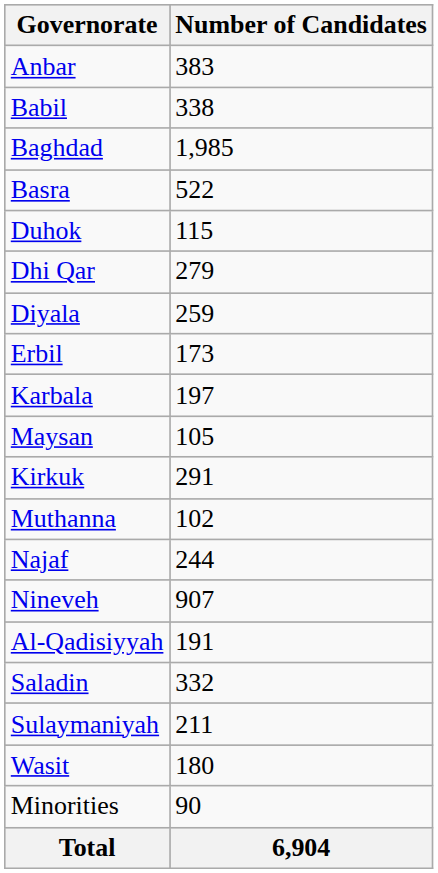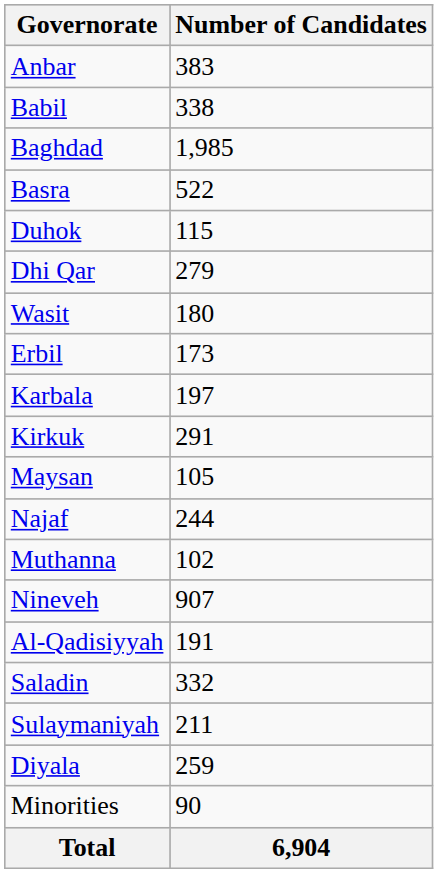rows swapped: (45, 312) <-> (40, 764)
rows swapped: (47, 477) <-> (52, 436)
rows swapped: (63, 518) <-> (40, 559)
